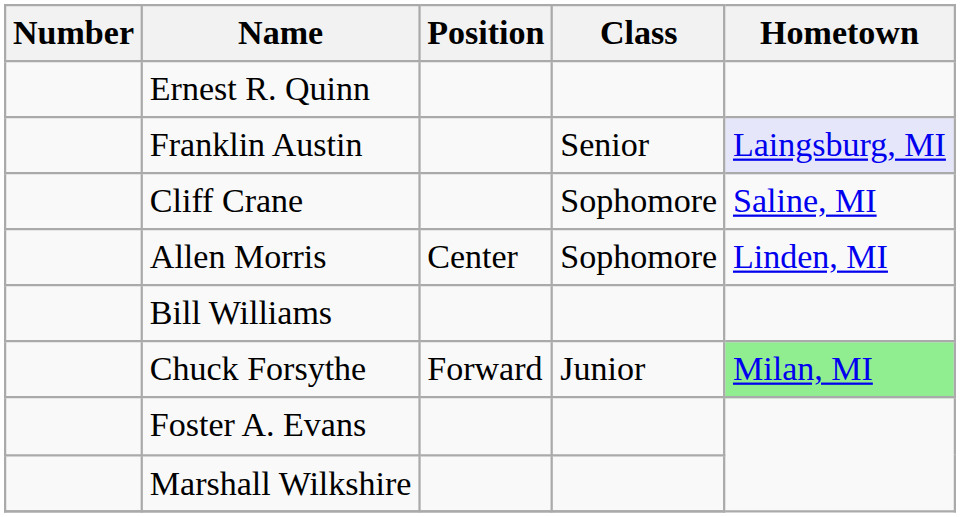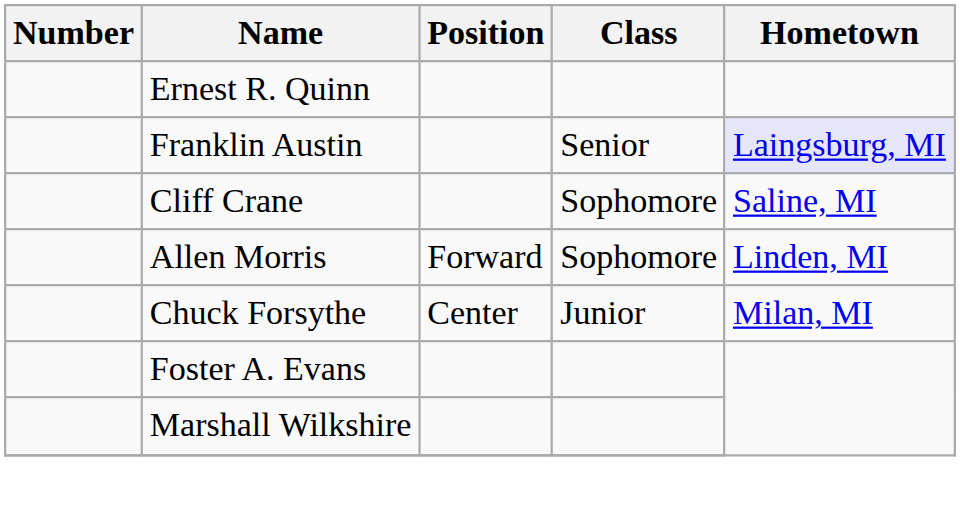(473, 257) Center -> (485, 257) Forward
- row: (241, 313)
(485, 369) Forward -> (473, 313) Center
(803, 369) lightgreen background -> (803, 313) no background
